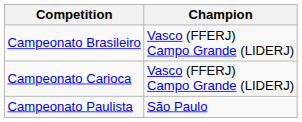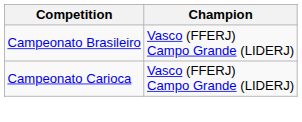- row: (70, 106)
